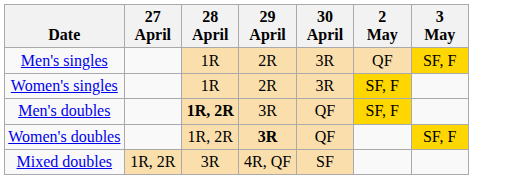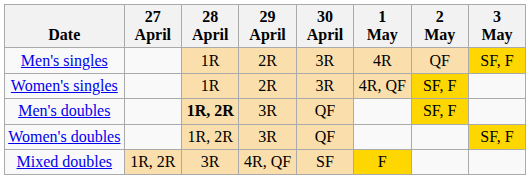+ column: (382, 26)
(268, 136) bold -> (268, 136) normal
